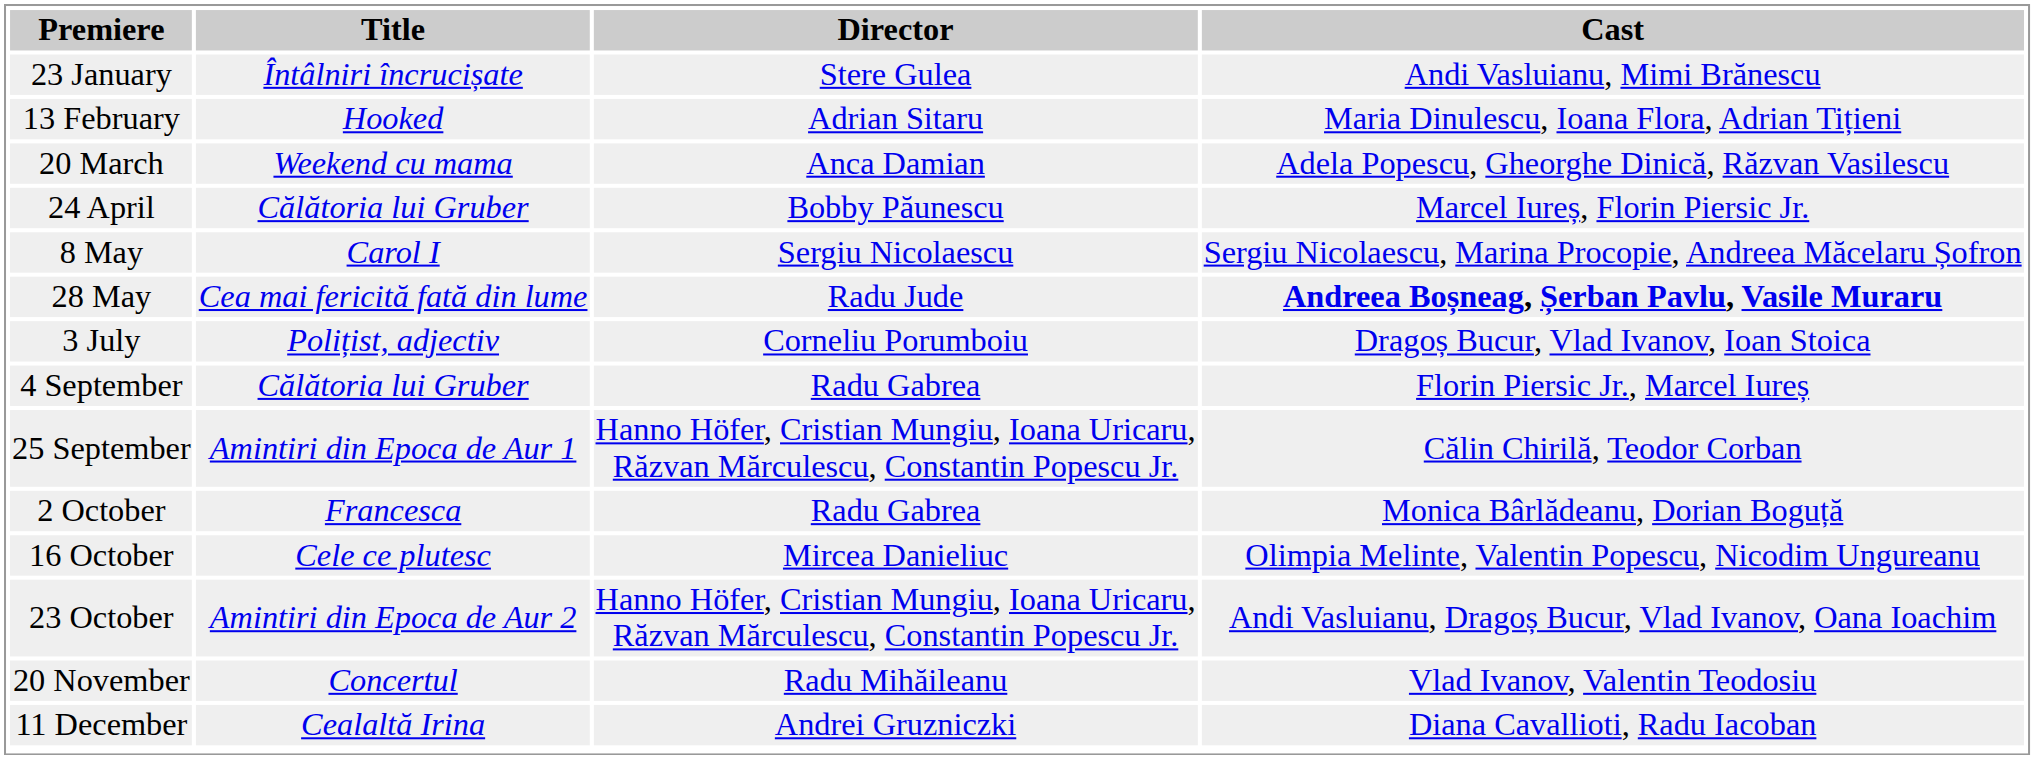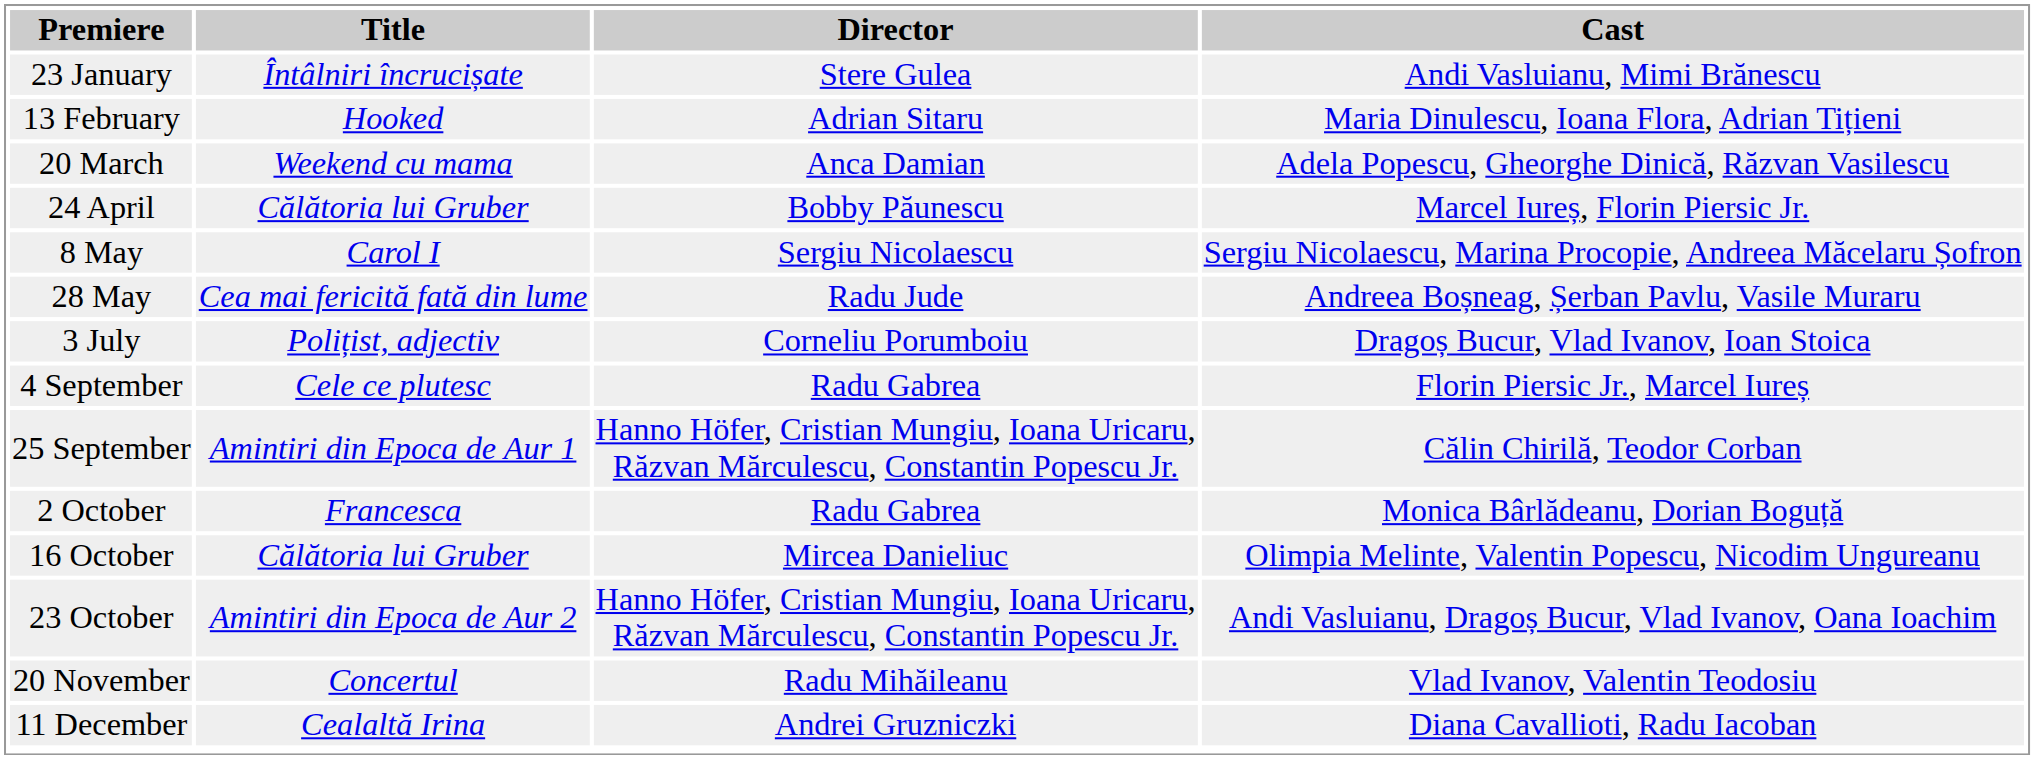(1613, 296) bold -> (1613, 296) normal
(393, 385) Călătoria lui Gruber -> (393, 385) Cele ce plutesc
(393, 554) Cele ce plutesc -> (393, 554) Călătoria lui Gruber
